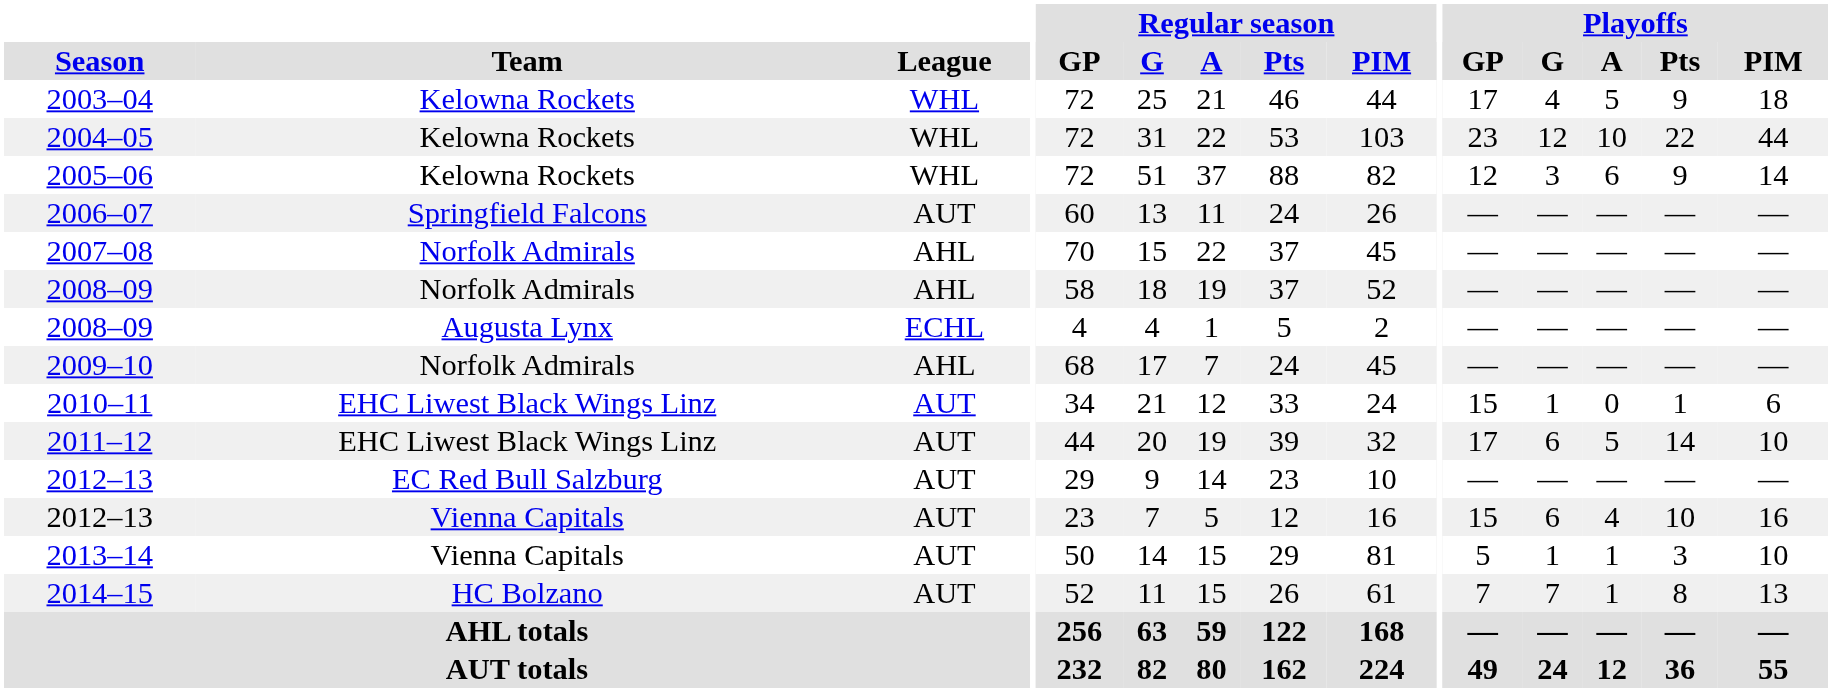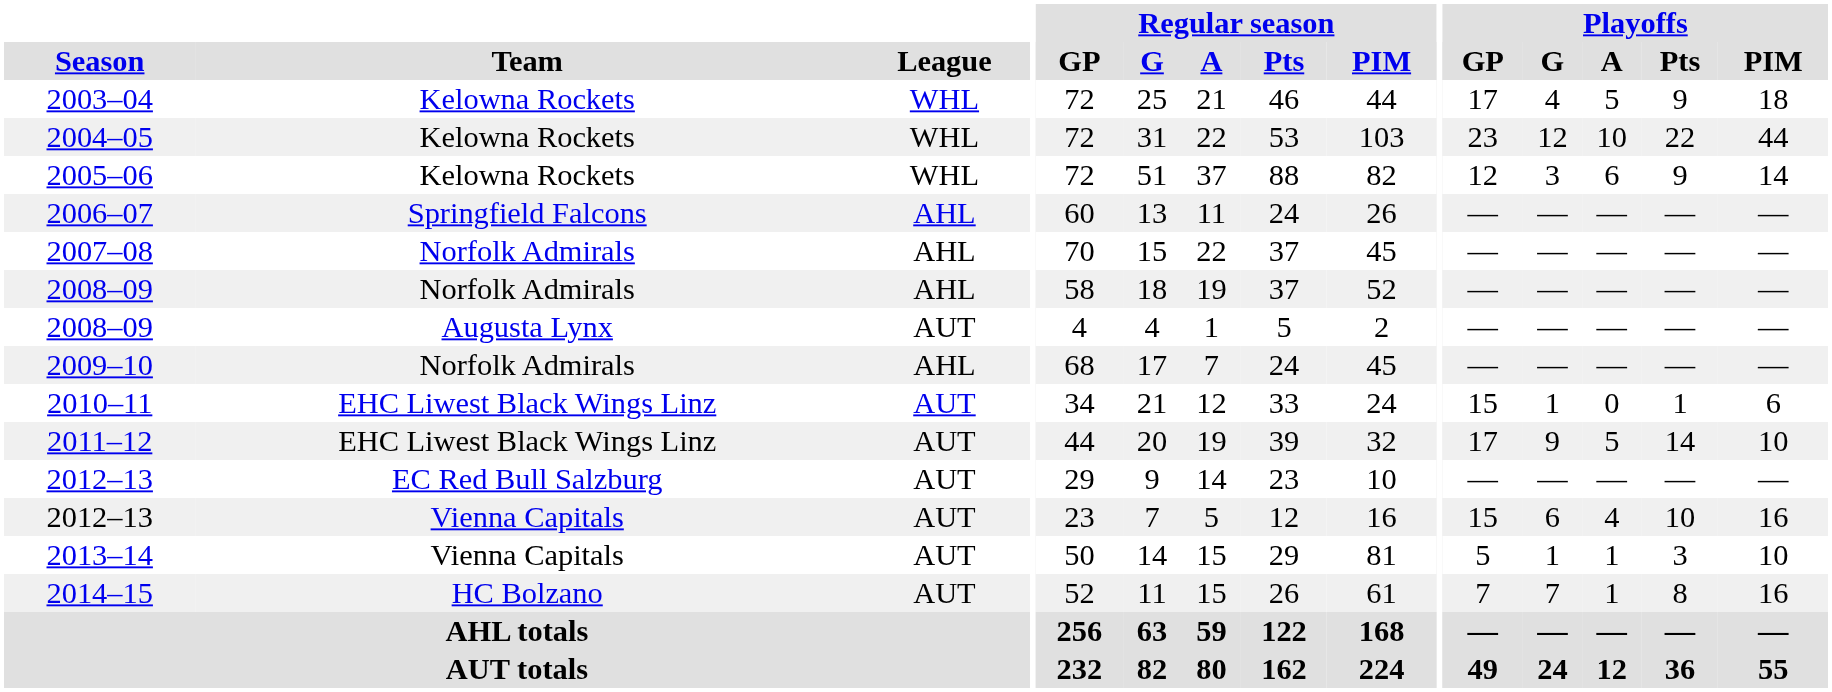(944, 212) AUT -> (944, 212) AHL
(944, 326) ECHL -> (944, 326) AUT
(1552, 440) 6 -> (1552, 440) 9
(1773, 592) 13 -> (1773, 592) 16
